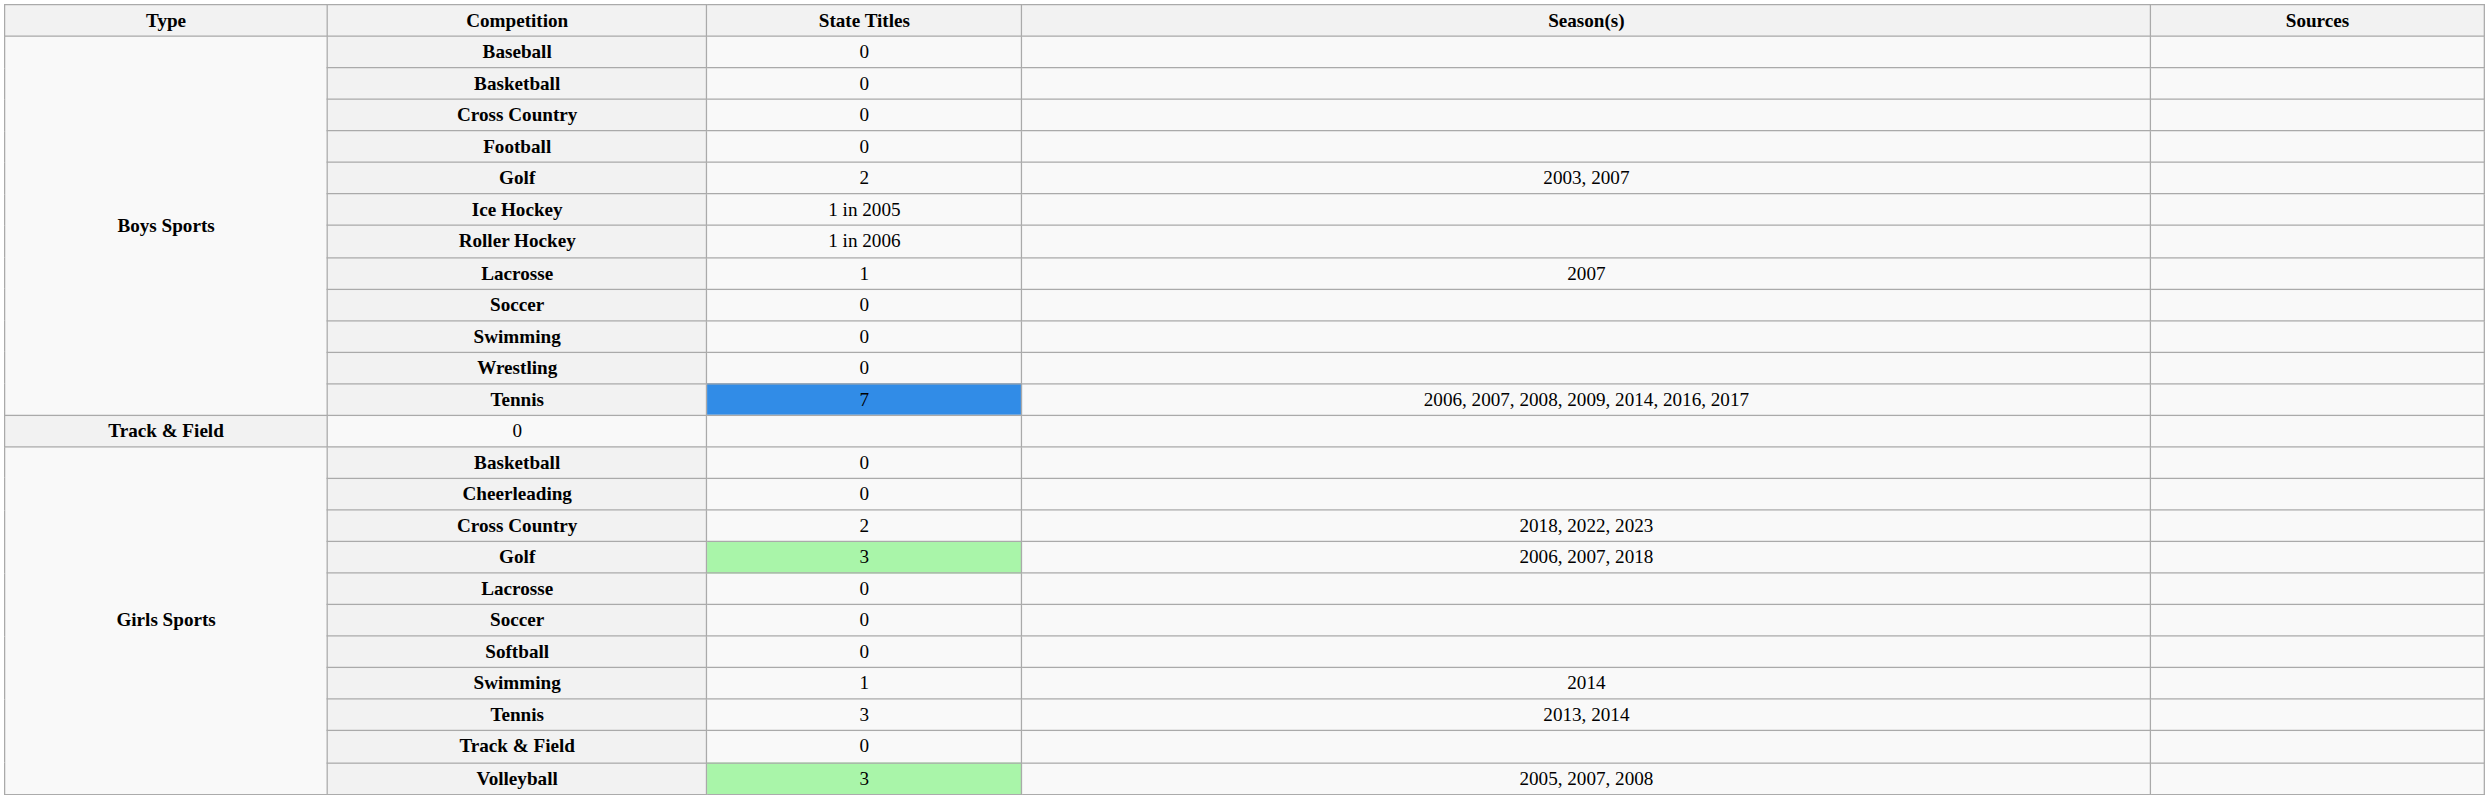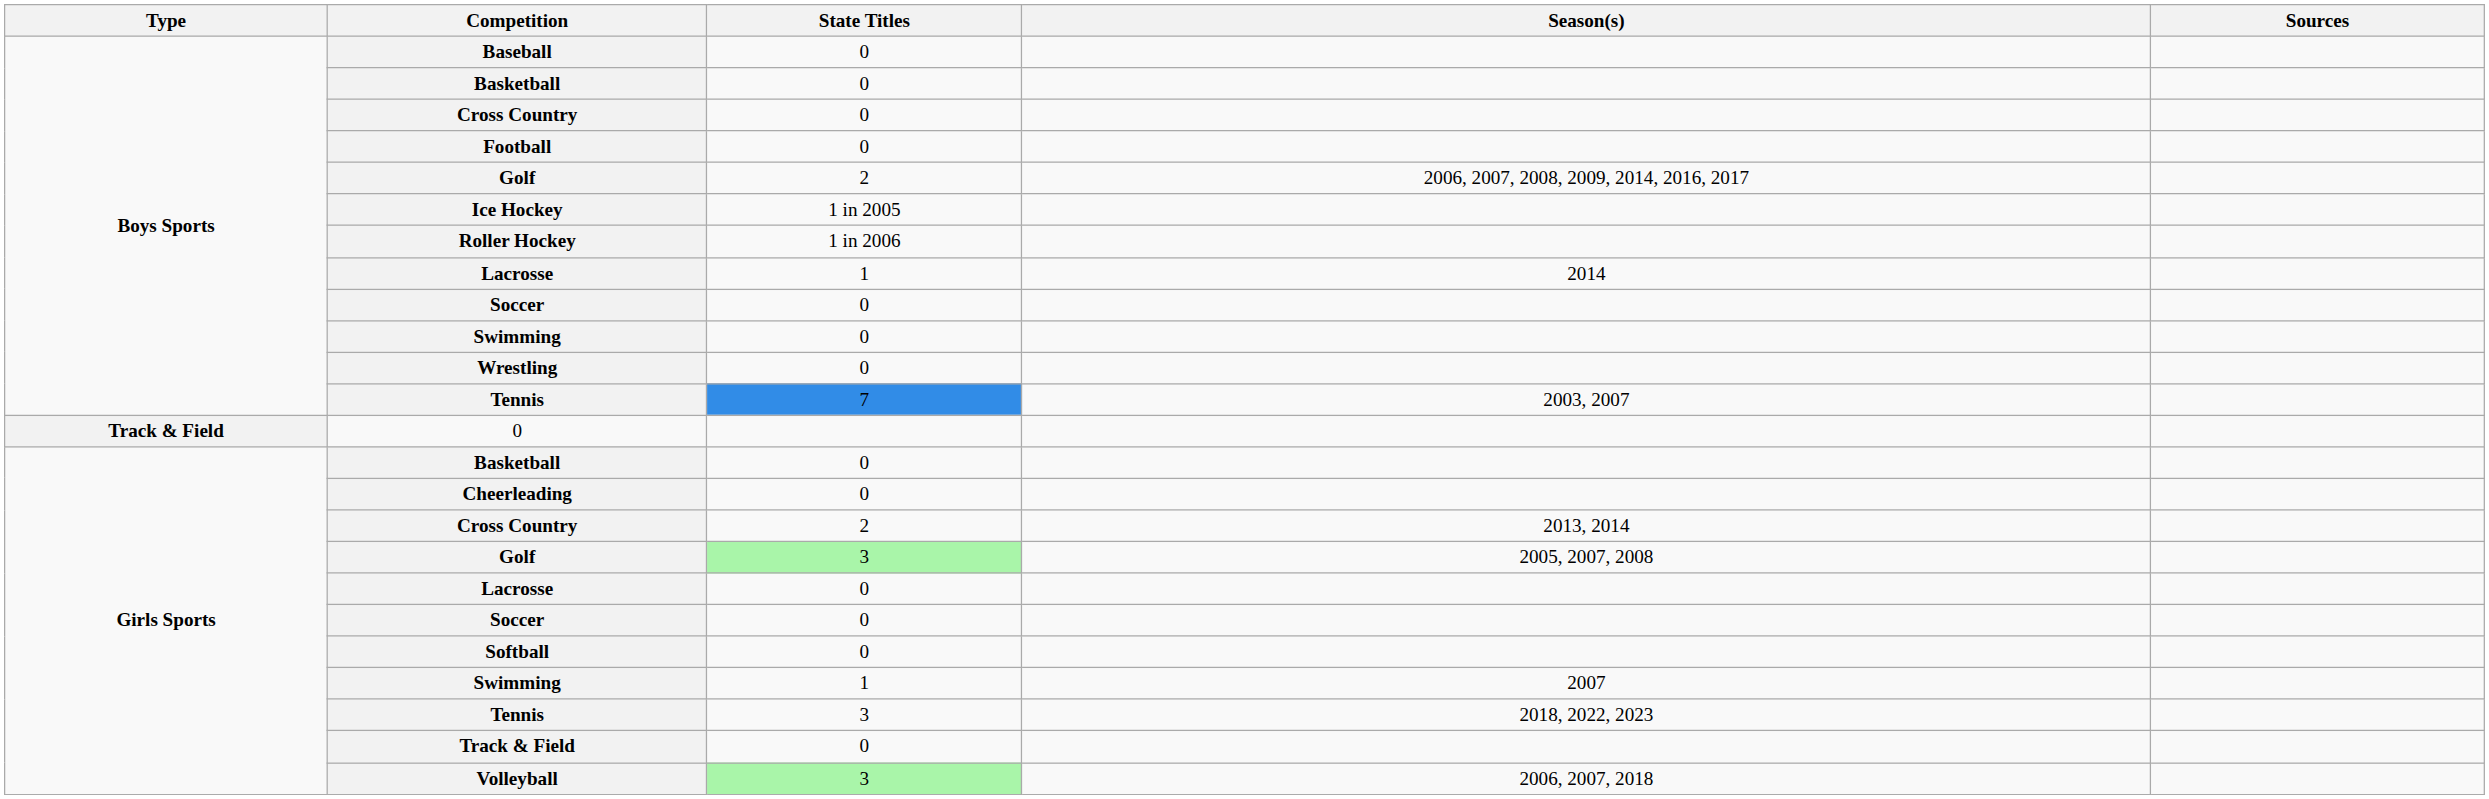(1586, 178) 2003, 2007 -> (1586, 178) 2006, 2007, 2008, 2009, 2014, 2016, 2017
(1586, 273) 2007 -> (1586, 273) 2014
(1586, 399) 2006, 2007, 2008, 2009, 2014, 2016, 2017 -> (1586, 399) 2003, 2007
(1586, 525) 2018, 2022, 2023 -> (1586, 525) 2013, 2014
(1586, 557) 2006, 2007, 2018 -> (1586, 557) 2005, 2007, 2008
(1586, 683) 2014 -> (1586, 683) 2007
(1586, 715) 2013, 2014 -> (1586, 715) 2018, 2022, 2023
(1586, 778) 2005, 2007, 2008 -> (1586, 778) 2006, 2007, 2018
